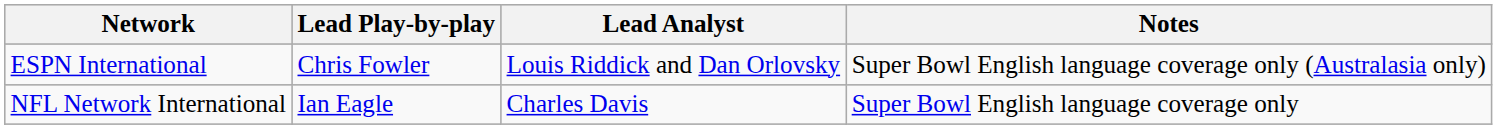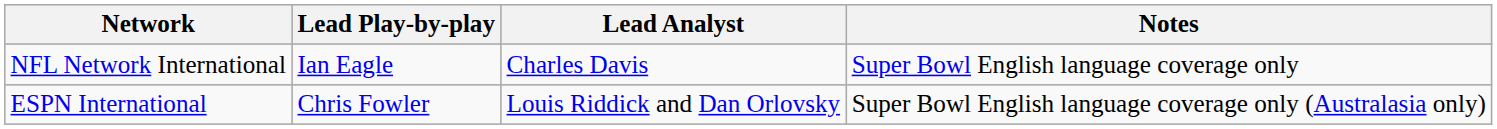rows swapped: (148, 104) <-> (109, 64)
